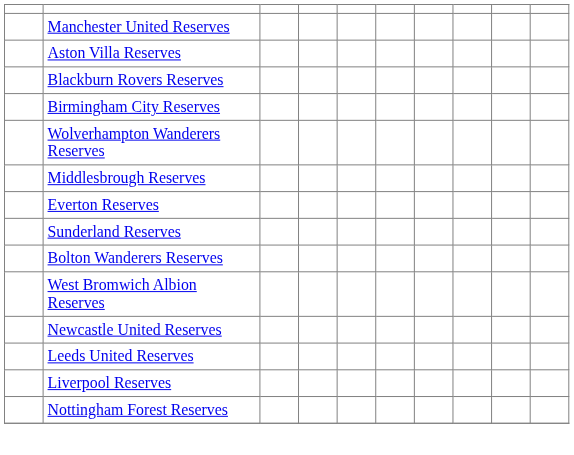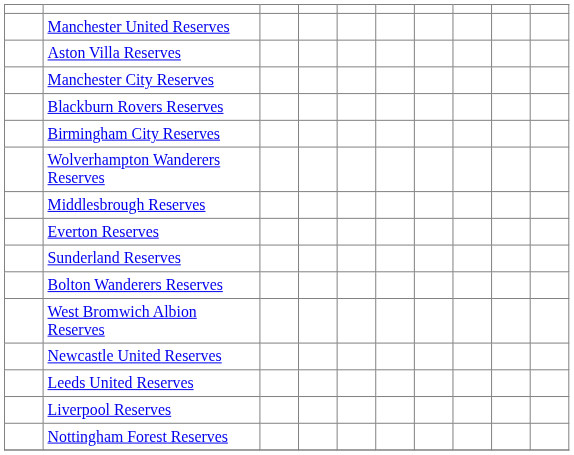+ row: (131, 80)
